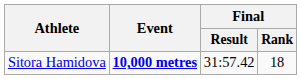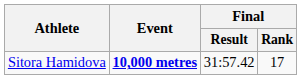(277, 62) 18 -> (277, 62) 17
